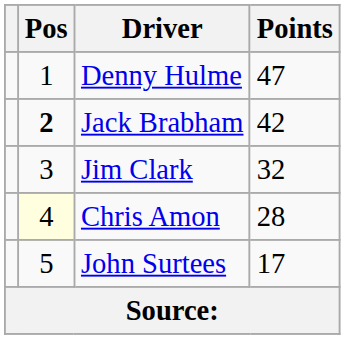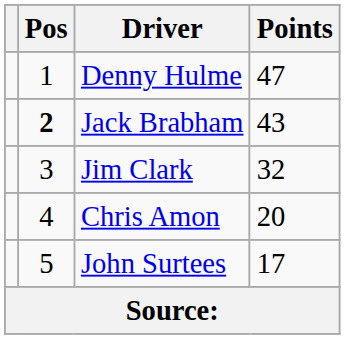(271, 122) 42 -> (271, 122) 43
(46, 216) lightyellow background -> (46, 216) no background
(271, 216) 28 -> (271, 216) 20
